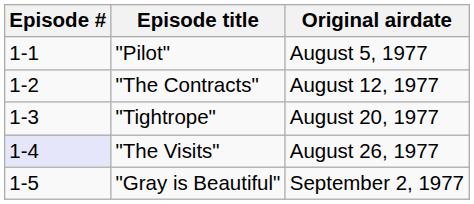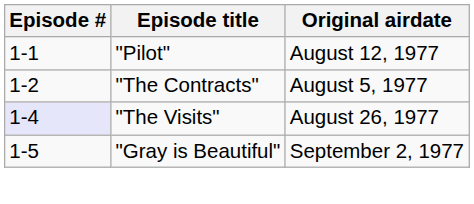(359, 53) August 5, 1977 -> (364, 53) August 12, 1977
(364, 85) August 12, 1977 -> (359, 85) August 5, 1977
- row: (166, 118)
